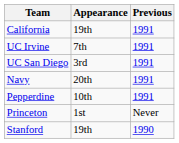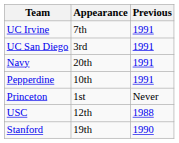- row: (28, 29)
+ row: (17, 113)
